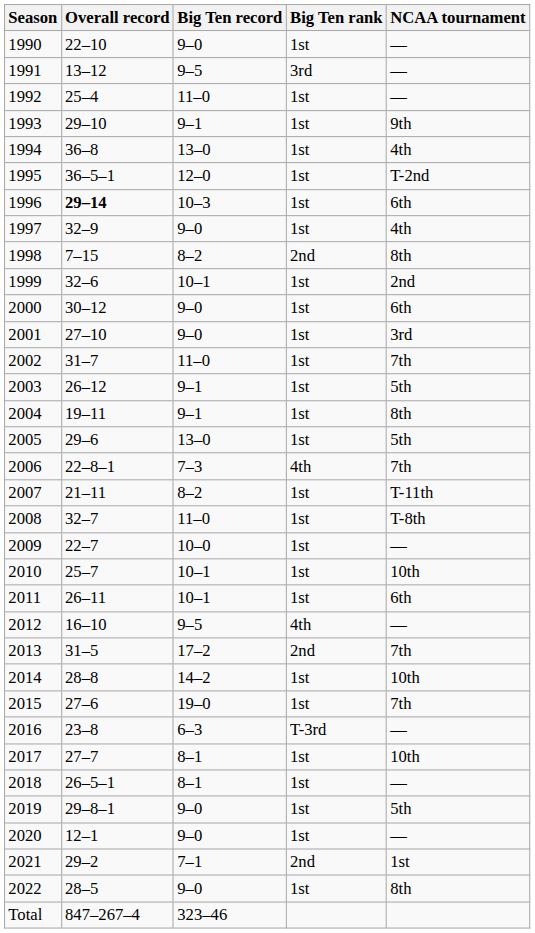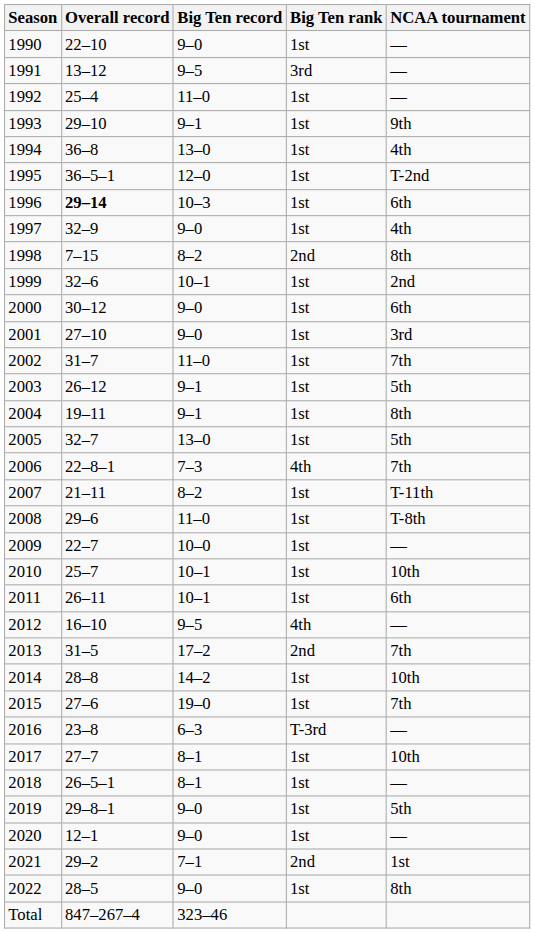(82, 439) 29–6 -> (82, 439) 32–7
(82, 519) 32–7 -> (82, 519) 29–6
